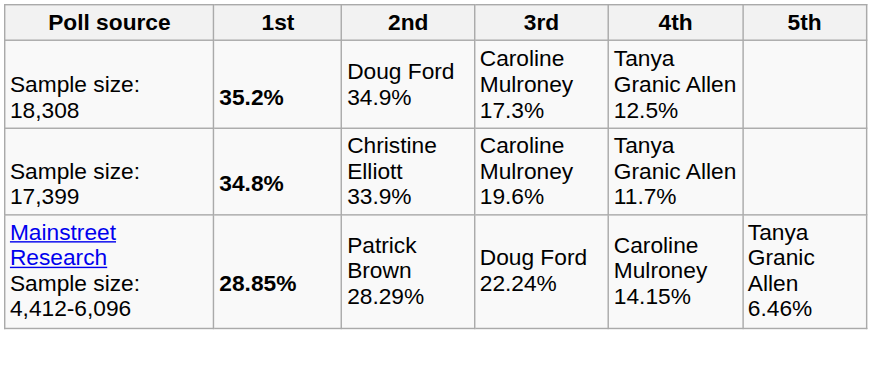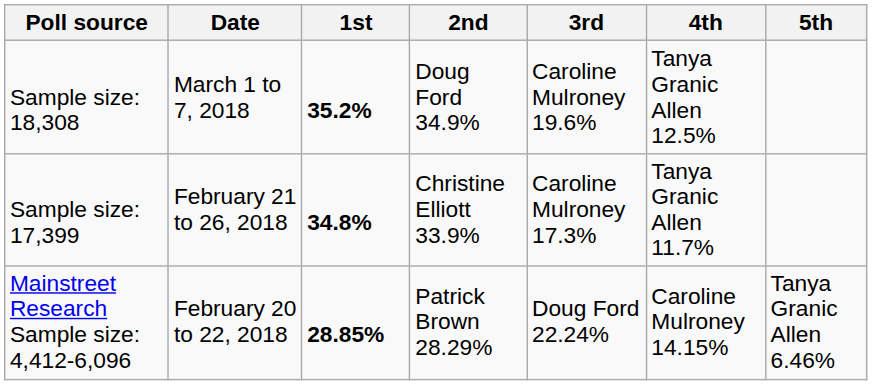+ column: (235, 22)
(526, 84) Caroline Mulroney 17.3% -> (579, 96) Caroline Mulroney 19.6%
(526, 171) Caroline Mulroney 19.6% -> (579, 209) Caroline Mulroney 17.3%
